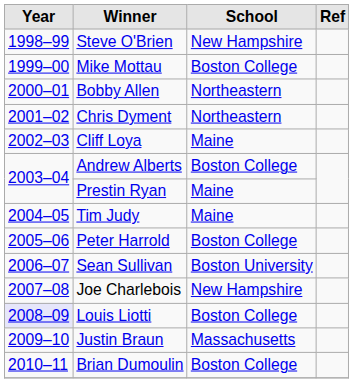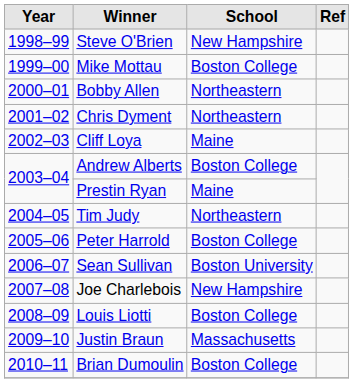(212, 215) Maine -> (236, 215) Northeastern
(39, 315) lavender background -> (39, 315) no background
